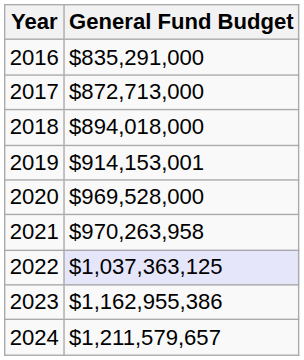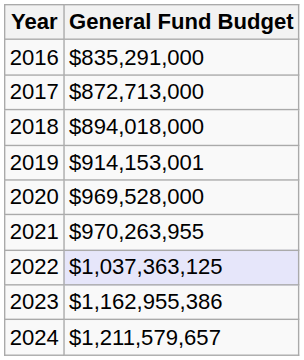(137, 232) $970,263,958 -> (137, 232) $970,263,955
